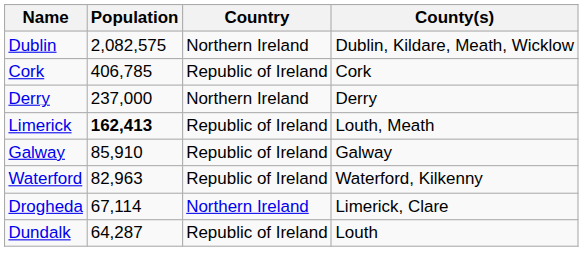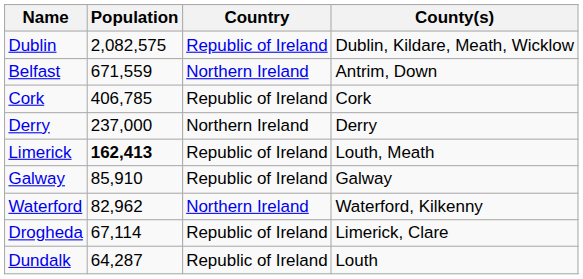(247, 44) Northern Ireland -> (257, 44) Republic of Ireland
+ row: (34, 71)
(117, 179) 82,963 -> (117, 206) 82,962
(257, 179) Republic of Ireland -> (247, 206) Northern Ireland
(247, 206) Northern Ireland -> (257, 233) Republic of Ireland
